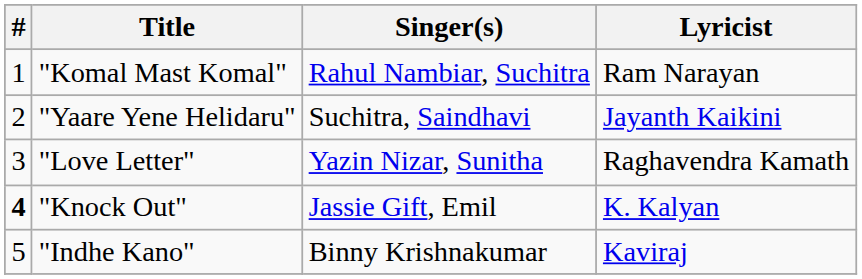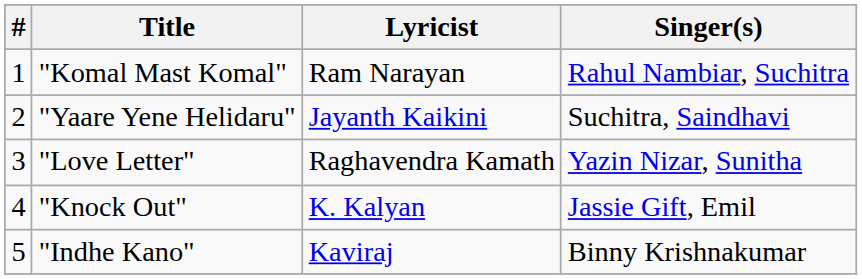columns swapped: (449, 26) <-> (726, 26)
(18, 206) bold -> (18, 206) normal
